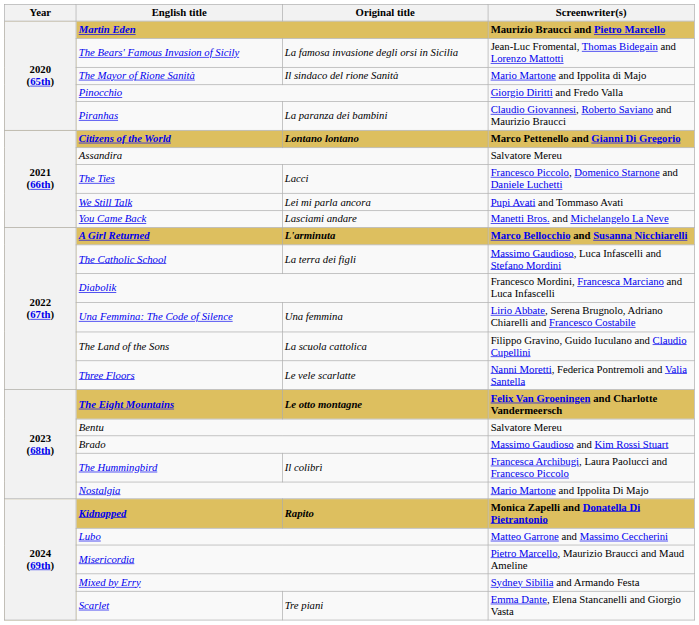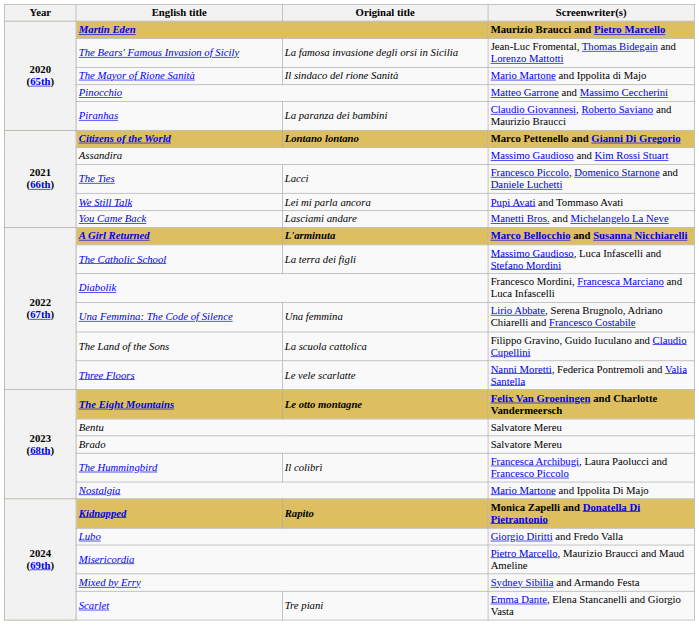(557, 93) Giorgio Diritti and Fredo Valla -> (579, 93) Matteo Garrone and Massimo Ceccherini
(526, 156) Salvatore Mereu -> (580, 156) Massimo Gaudioso and Kim Rossi Stuart
(580, 444) Massimo Gaudioso and Kim Rossi Stuart -> (526, 444) Salvatore Mereu
(579, 536) Matteo Garrone and Massimo Ceccherini -> (557, 536) Giorgio Diritti and Fredo Valla
